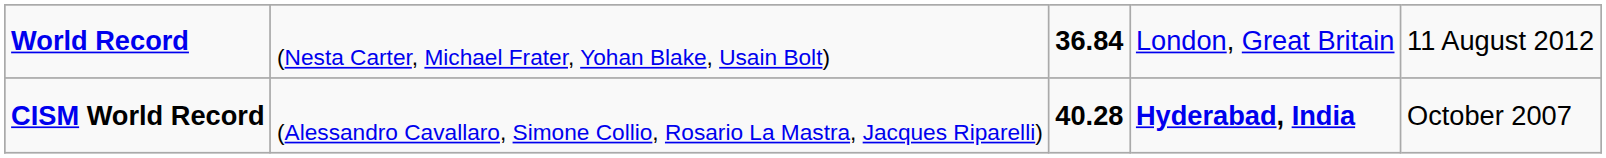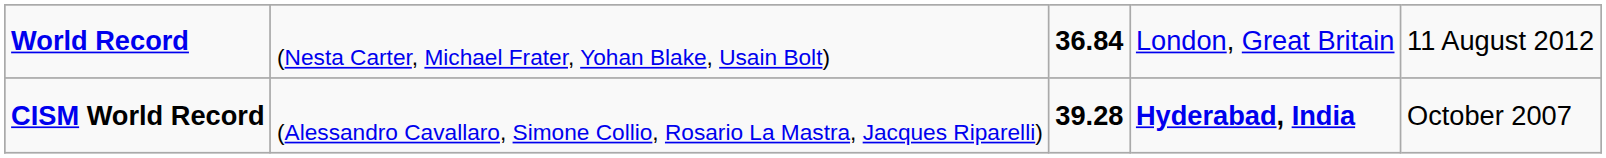(1089, 115) 40.28 -> (1089, 115) 39.28
